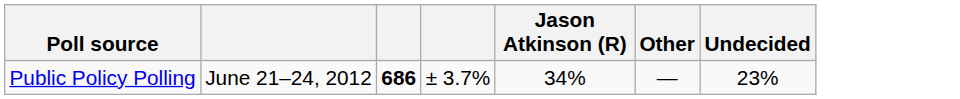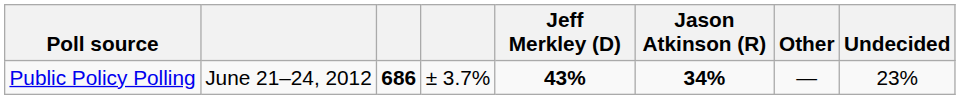+ column: (565, 32)
(565, 77) normal -> (704, 77) bold
